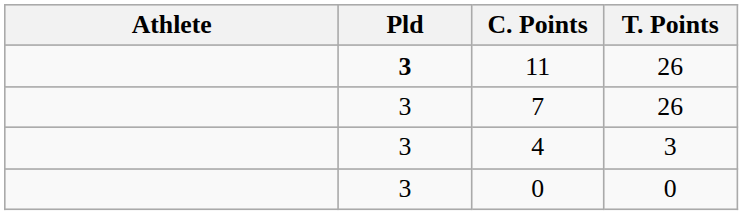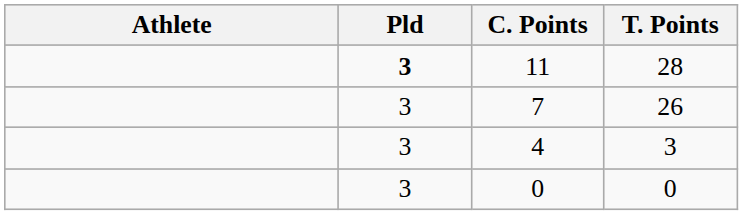(670, 65) 26 -> (670, 65) 28
